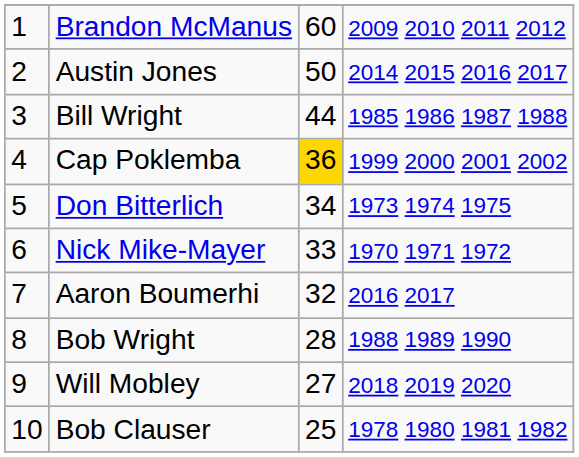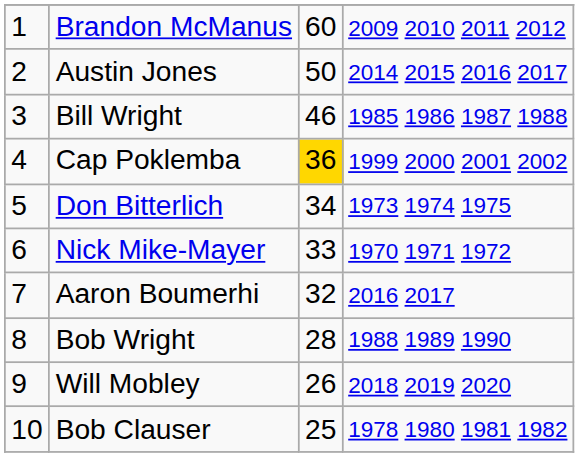(321, 116) 44 -> (321, 116) 46
(321, 384) 27 -> (321, 384) 26
